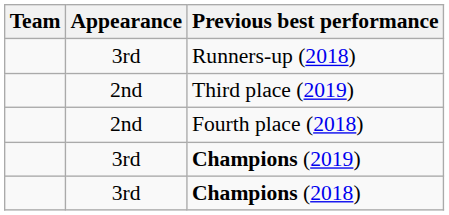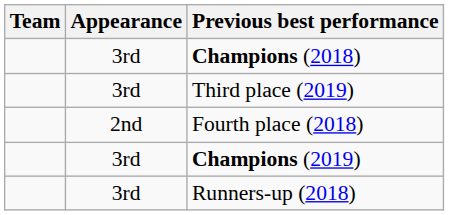rows swapped: (274, 55) <-> (276, 192)
(126, 90) 2nd -> (126, 90) 3rd
